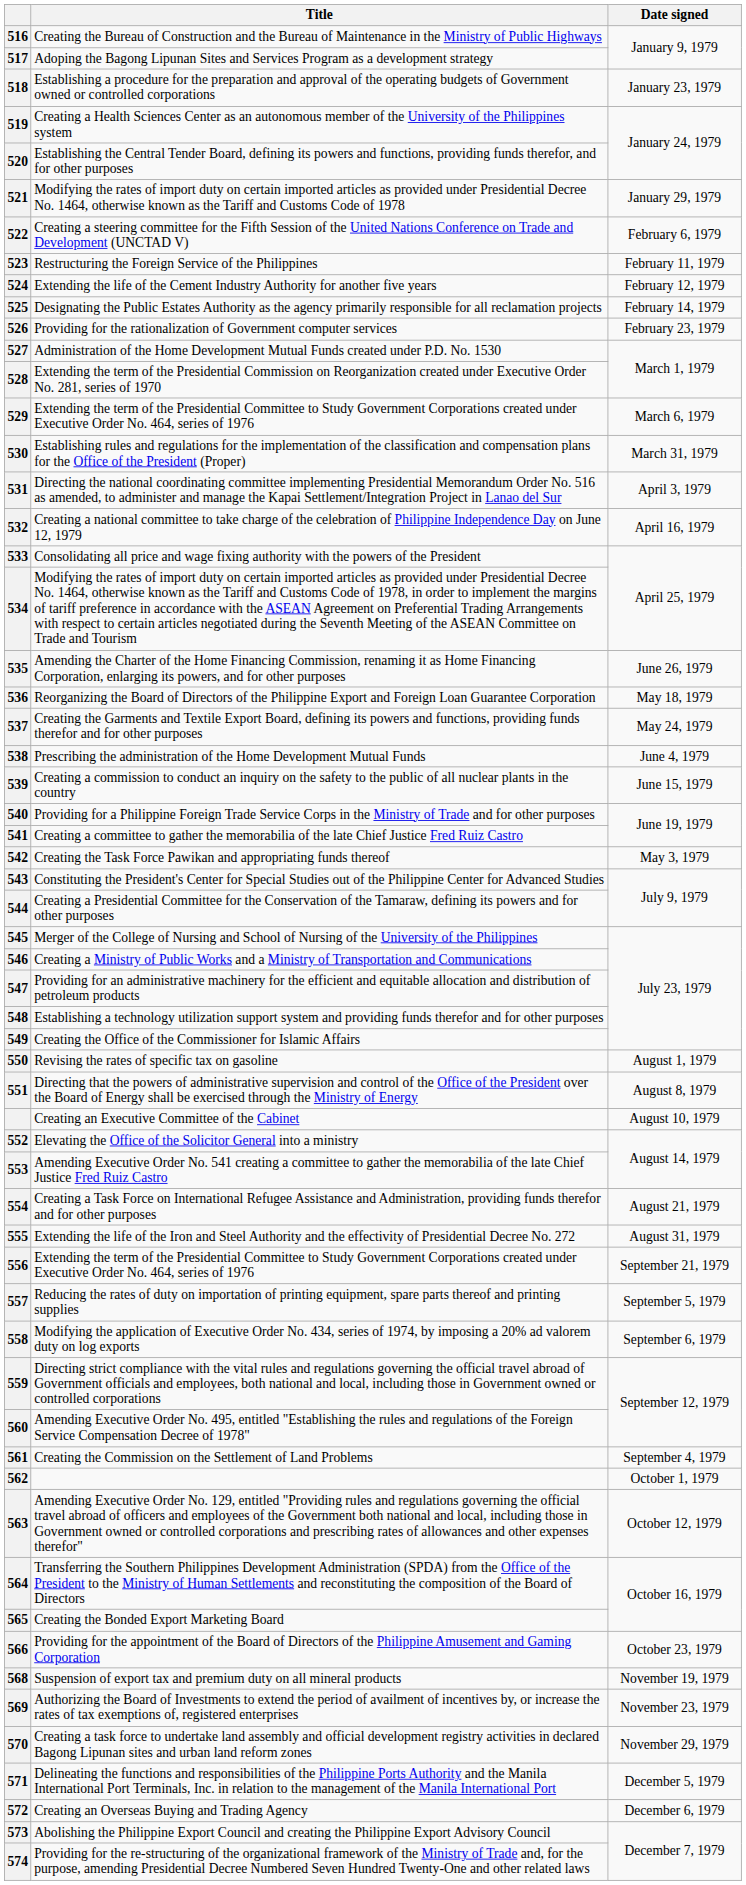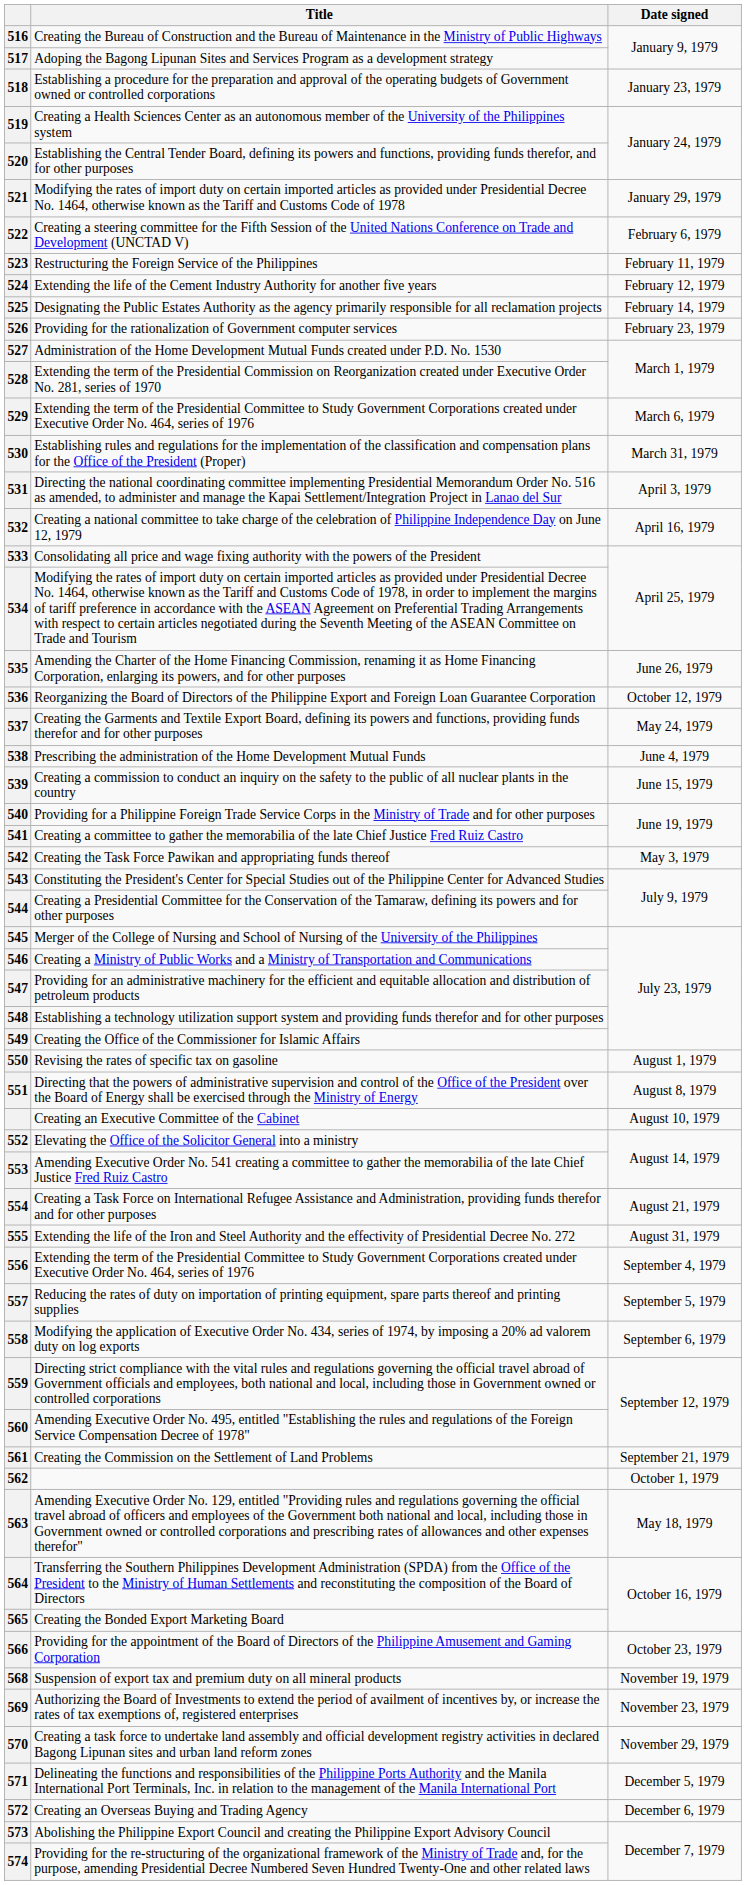(674, 697) May 18, 1979 -> (674, 697) October 12, 1979
(674, 1265) September 21, 1979 -> (674, 1265) September 4, 1979
(674, 1457) September 4, 1979 -> (674, 1457) September 21, 1979
(674, 1523) October 12, 1979 -> (674, 1523) May 18, 1979
